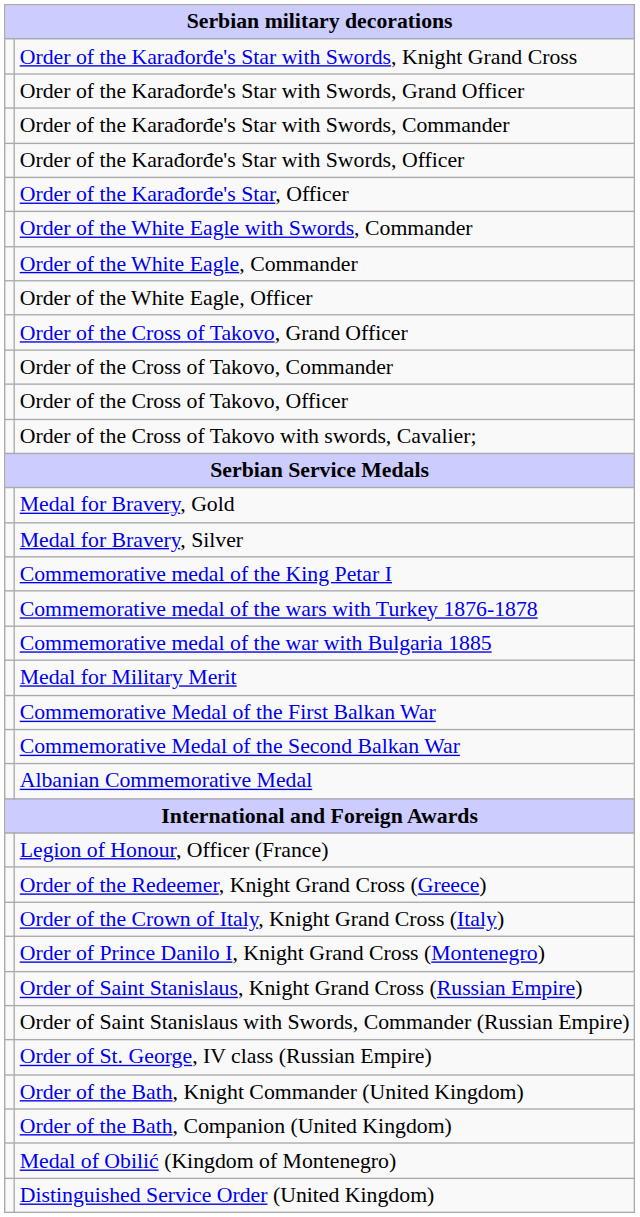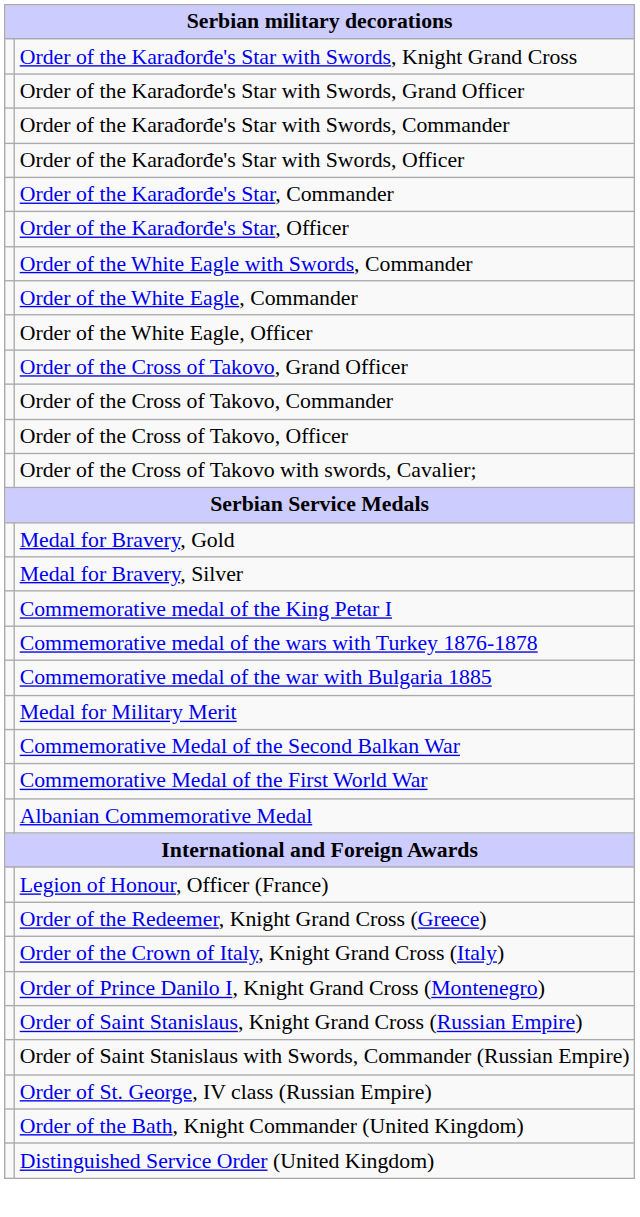+ row: (207, 194)
- row: (228, 711)
+ row: (224, 780)
- row: (236, 1126)
- row: (208, 1160)
